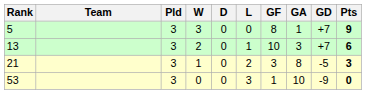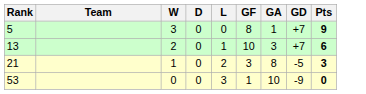- column: (174, 13)
